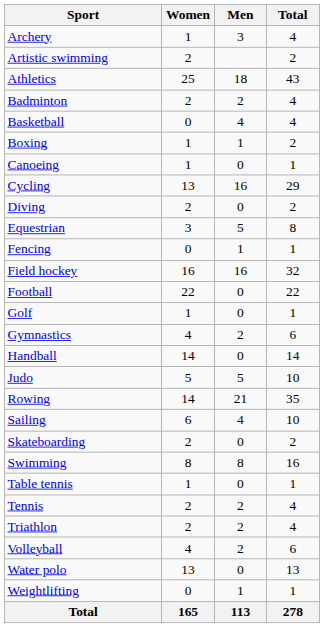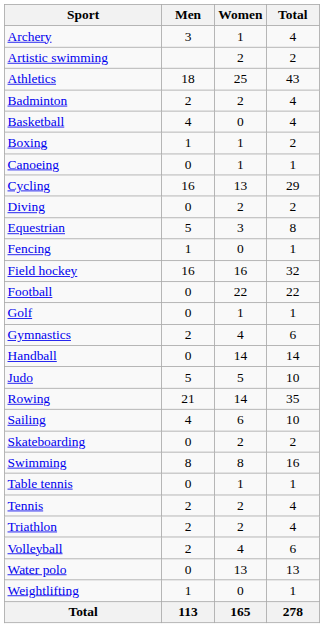columns swapped: (240, 15) <-> (188, 15)
